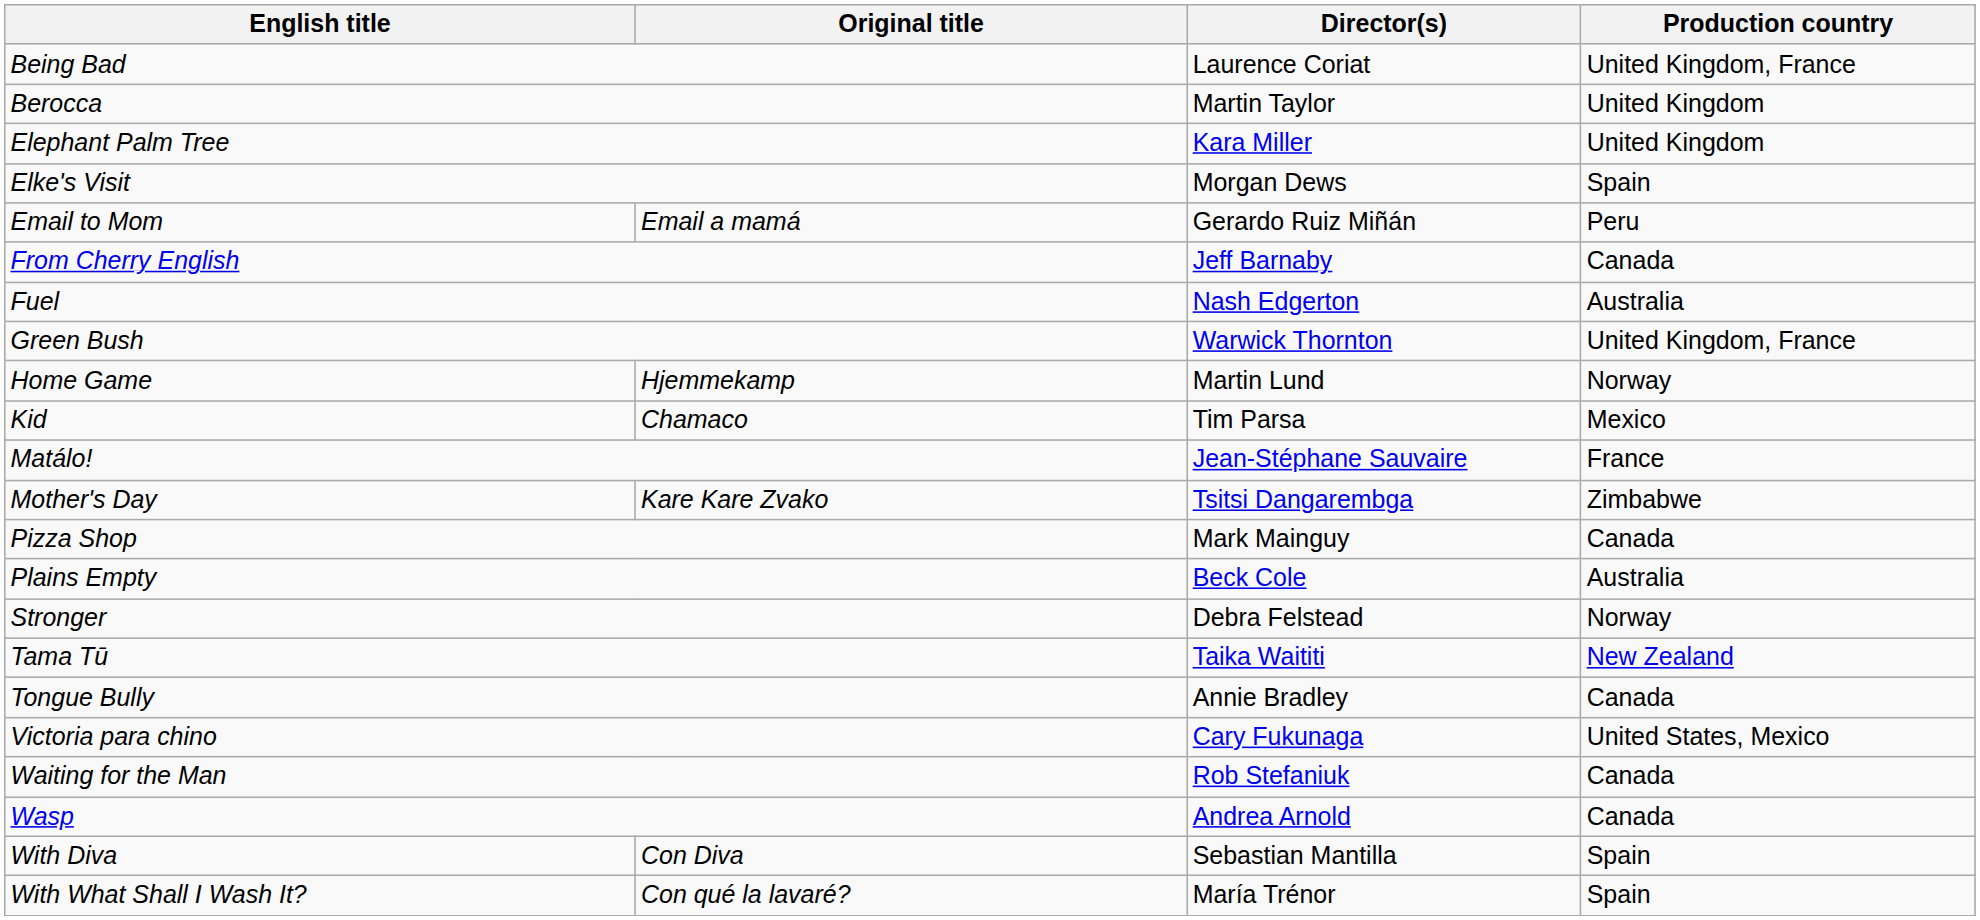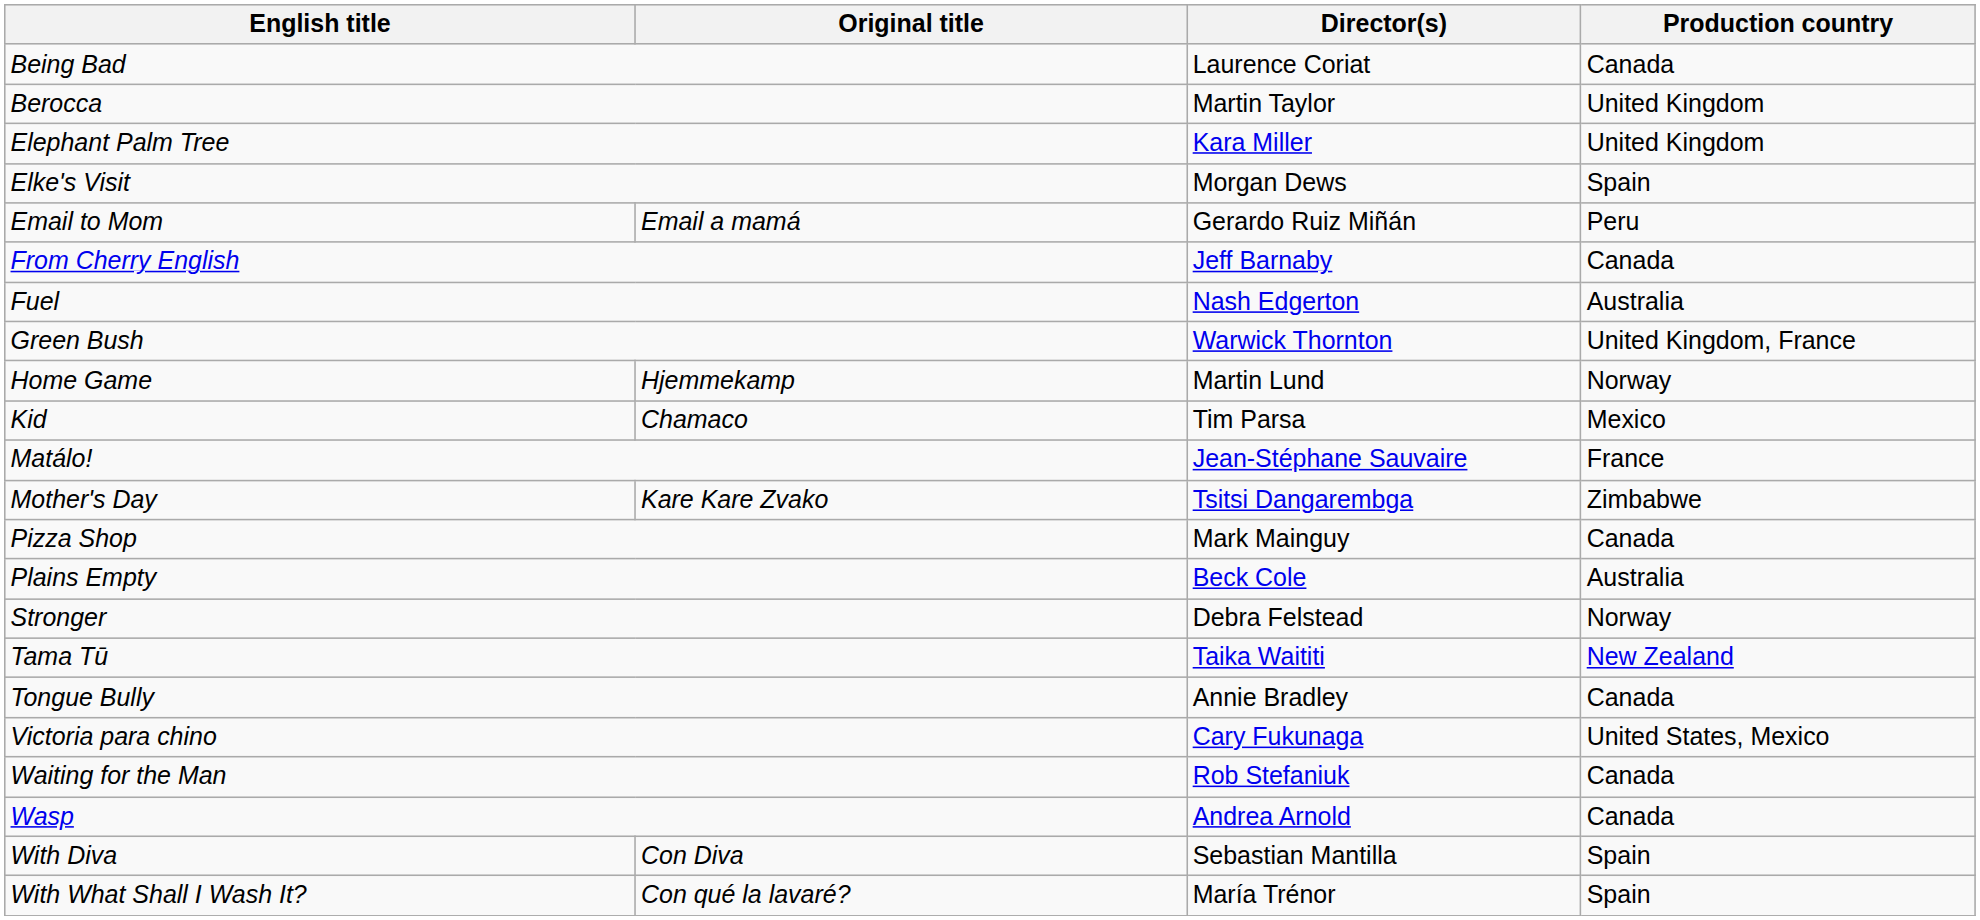(1721, 63) United Kingdom, France -> (1630, 63) Canada
